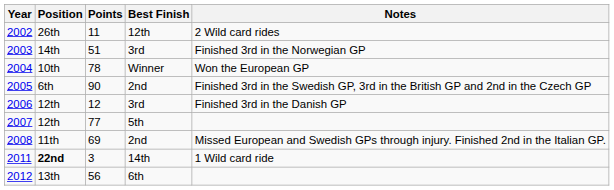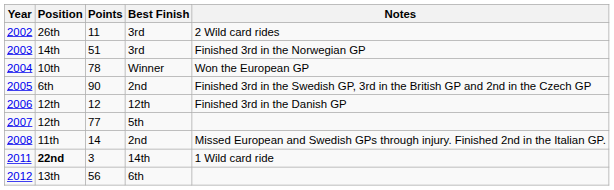(139, 32) 12th -> (136, 32) 3rd
(136, 104) 3rd -> (139, 104) 12th
(94, 140) 69 -> (94, 140) 14
